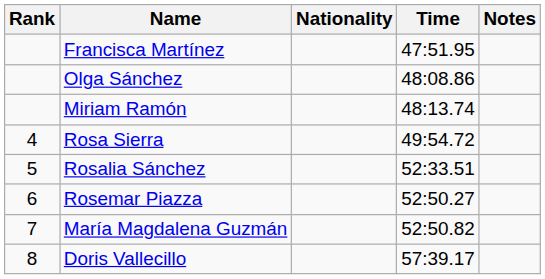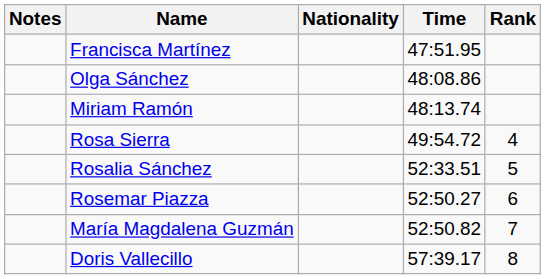columns swapped: (32, 19) <-> (510, 19)
